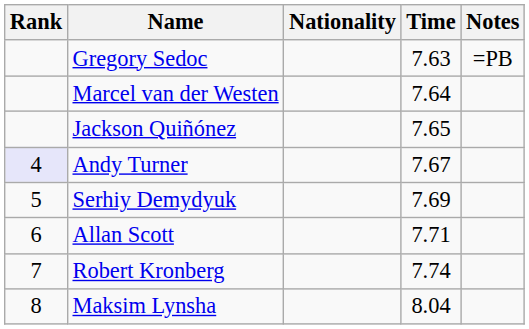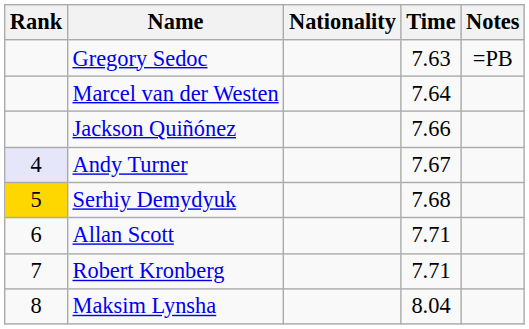(431, 128) 7.65 -> (431, 128) 7.66
(36, 199) no background -> (36, 199) gold background
(431, 199) 7.69 -> (431, 199) 7.68
(431, 270) 7.74 -> (431, 270) 7.71
